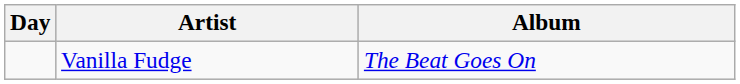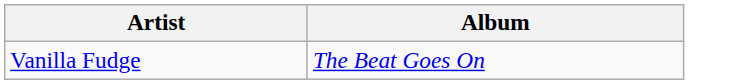- column: (30, 23)
